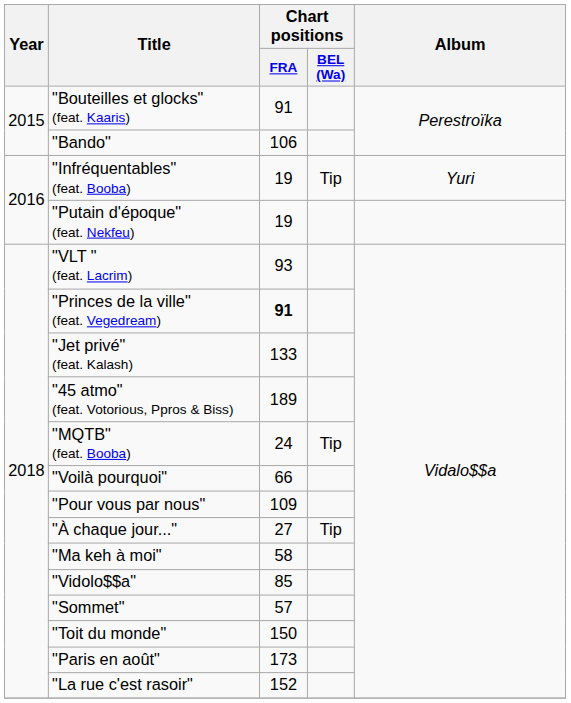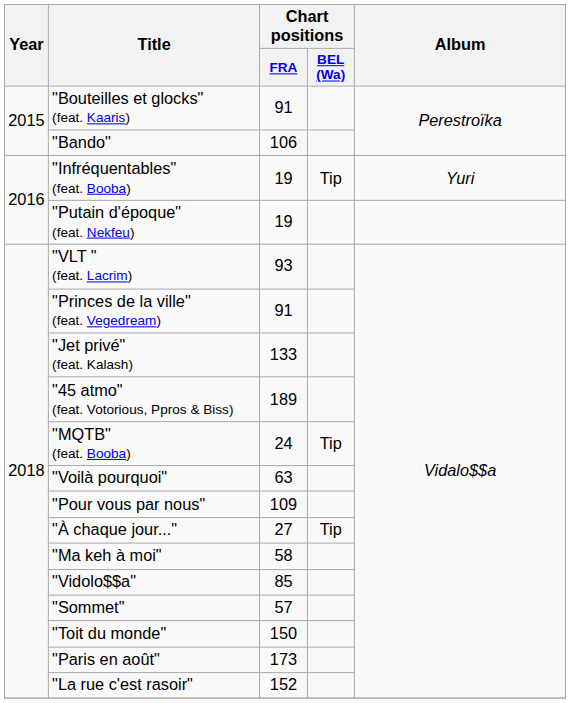(283, 310) bold -> (283, 310) normal
(283, 478) 66 -> (283, 478) 63
